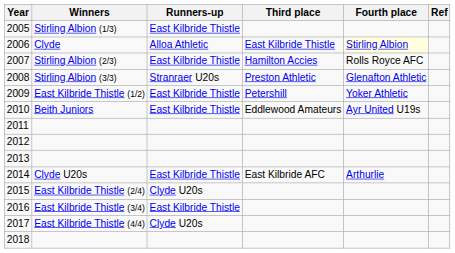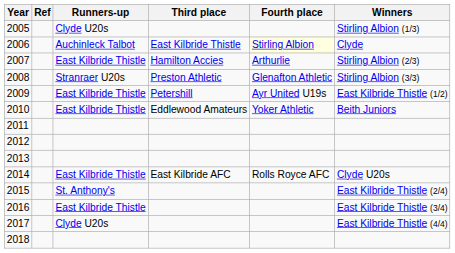columns swapped: (90, 12) <-> (439, 12)
(195, 28) East Kilbride Thistle -> (82, 28) Clyde U20s
(179, 45) Alloa Athletic -> (95, 45) Auchinleck Talbot
(385, 61) Rolls Royce AFC -> (271, 61) Arthurlie
(377, 93) Yoker Athletic -> (289, 93) Ayr United U19s
(383, 110) Ayr United U19s -> (283, 110) Yoker Athletic
(365, 175) Arthurlie -> (291, 175) Rolls Royce AFC
(176, 191) Clyde U20s -> (85, 191) St. Anthony's
